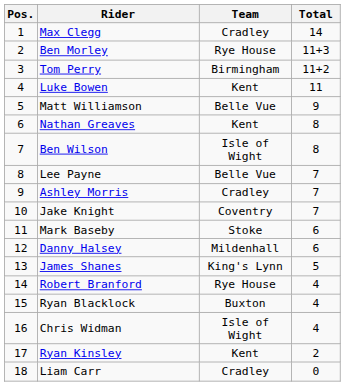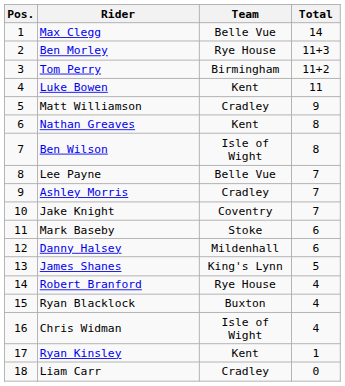(245, 32) Cradley -> (245, 32) Belle Vue
(245, 106) Belle Vue -> (245, 106) Cradley
(316, 353) 2 -> (316, 353) 1
